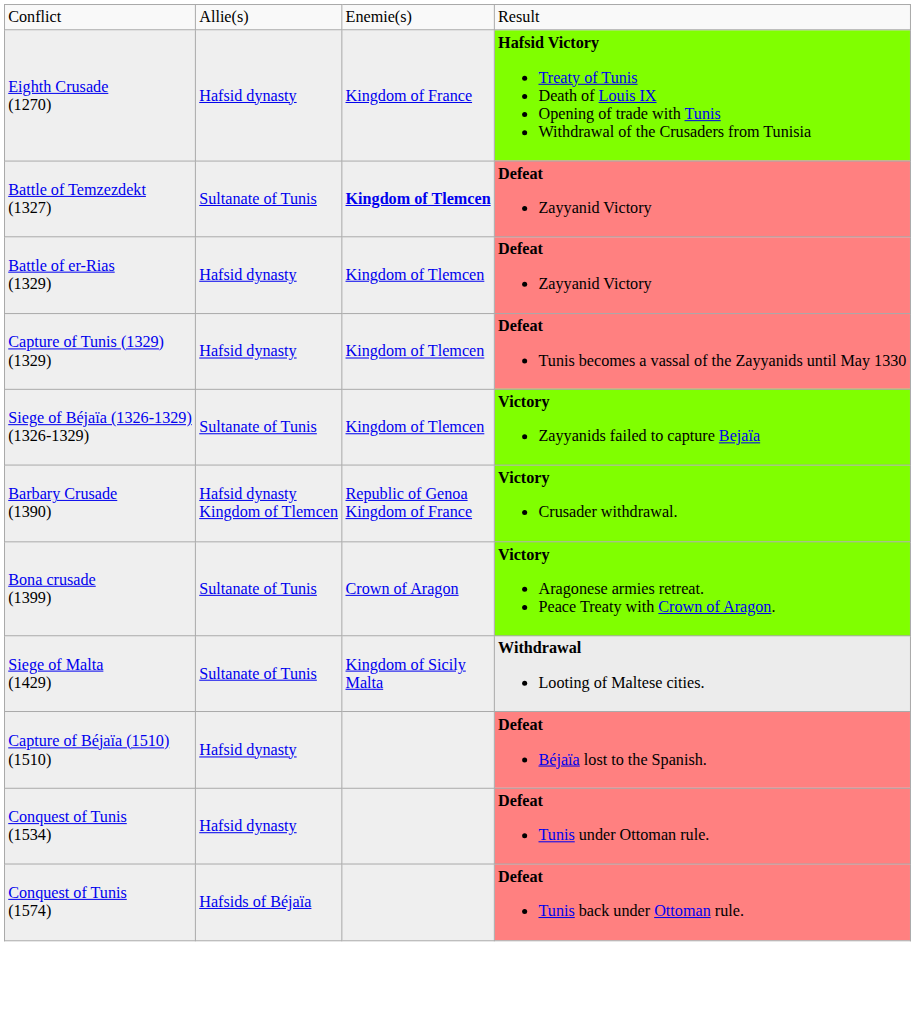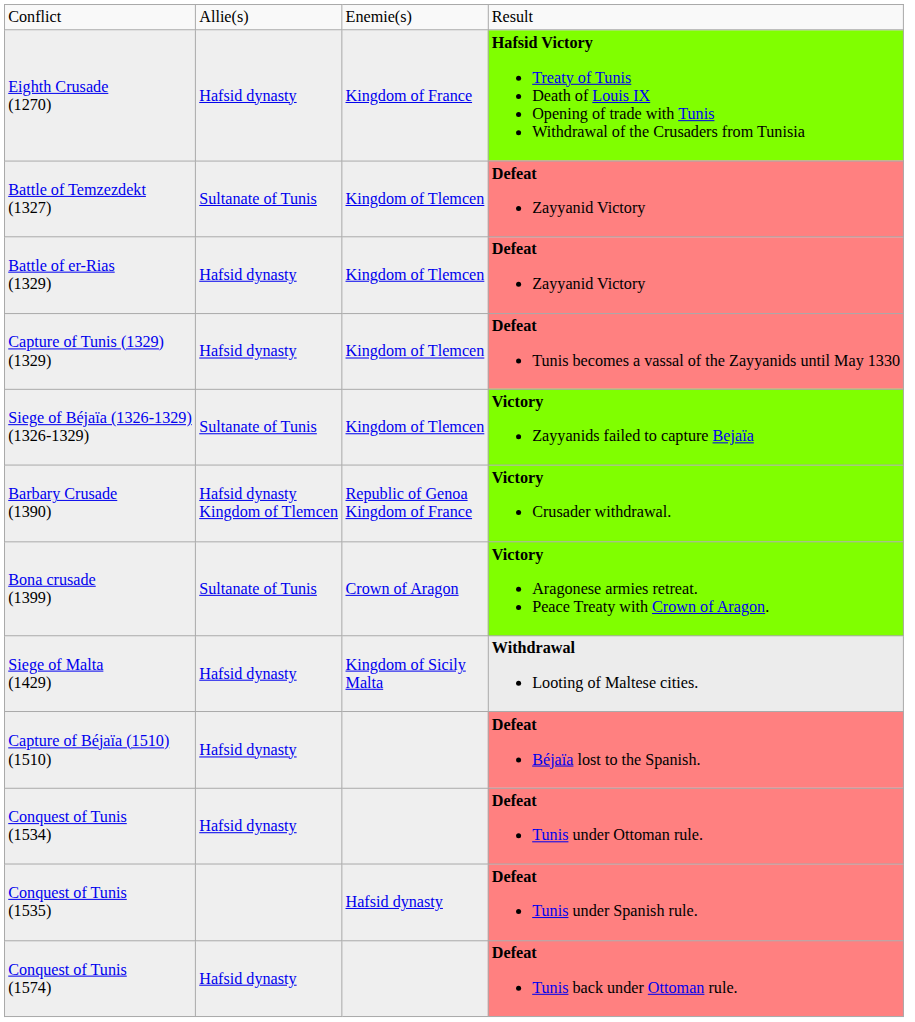(418, 198) bold -> (415, 198) normal
(258, 673) Sultanate of Tunis -> (248, 673) Hafsid dynasty
+ row: (68, 902)
(255, 902) Hafsids of Béjaïa -> (248, 978) Hafsid dynasty
